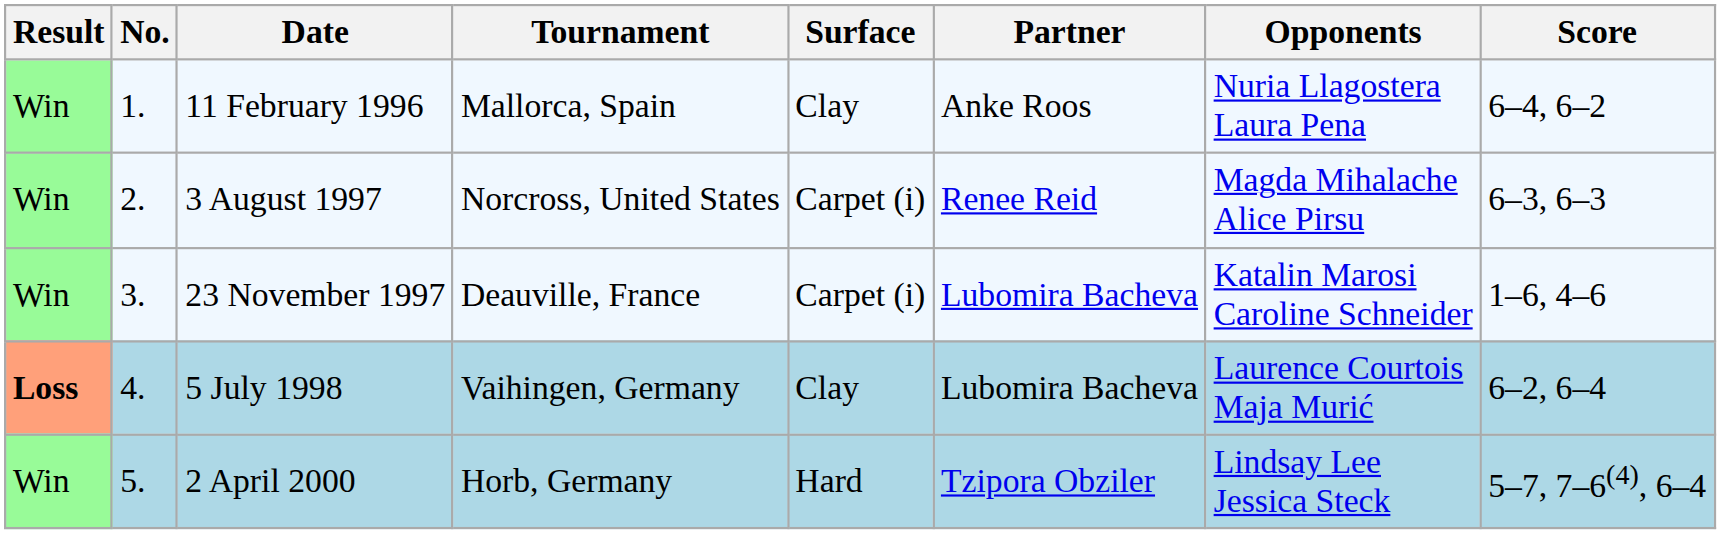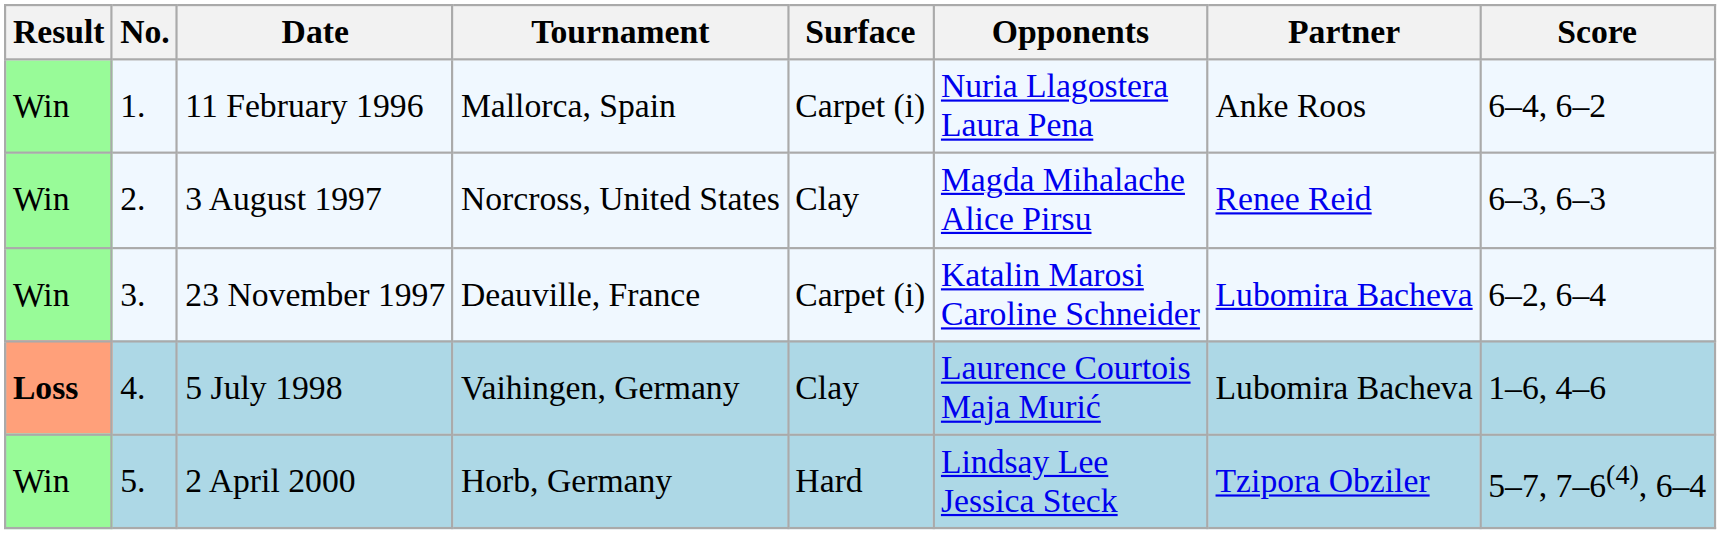columns swapped: (1069, 31) <-> (1343, 31)
(827, 105) Clay -> (860, 105) Carpet (i)
(860, 199) Carpet (i) -> (827, 199) Clay
(1547, 292) 1–6, 4–6 -> (1547, 292) 6–2, 6–4
(1547, 386) 6–2, 6–4 -> (1547, 386) 1–6, 4–6
